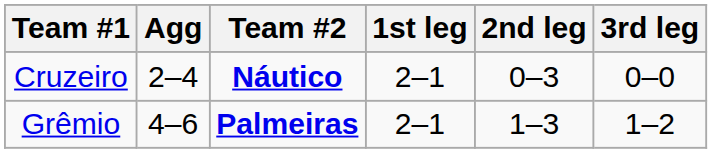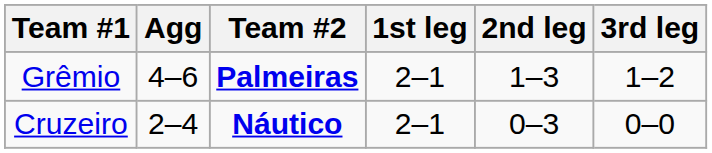rows swapped: (71, 76) <-> (71, 123)
